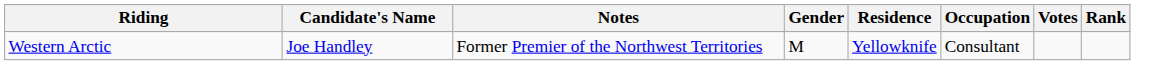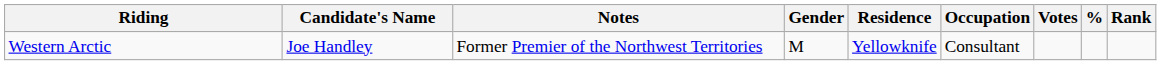+ column: (1094, 18)
